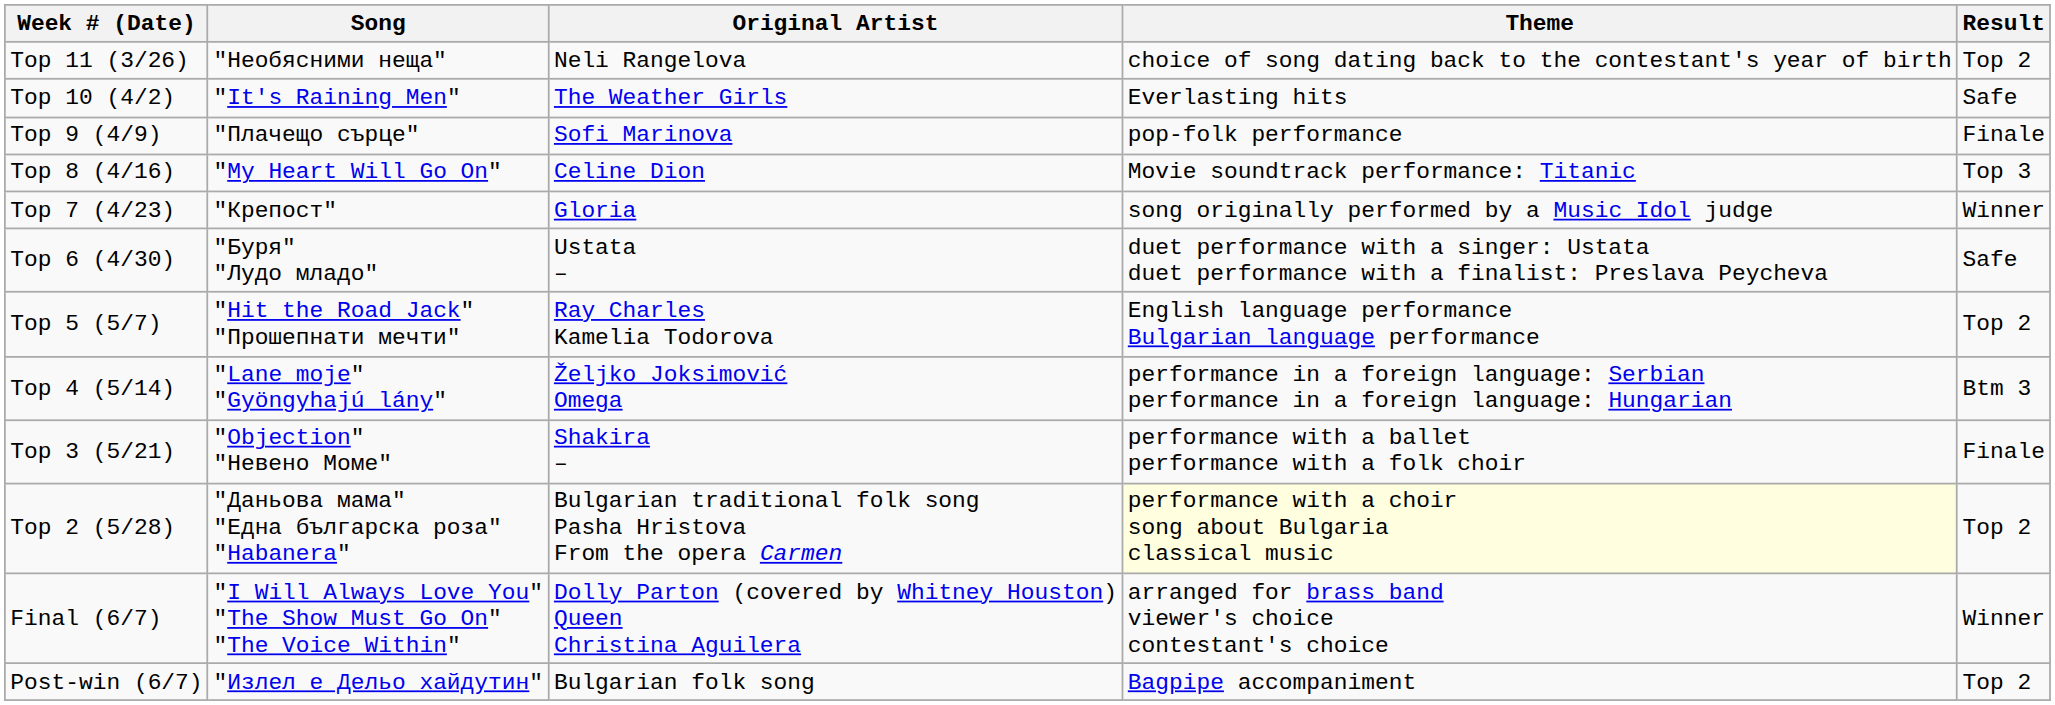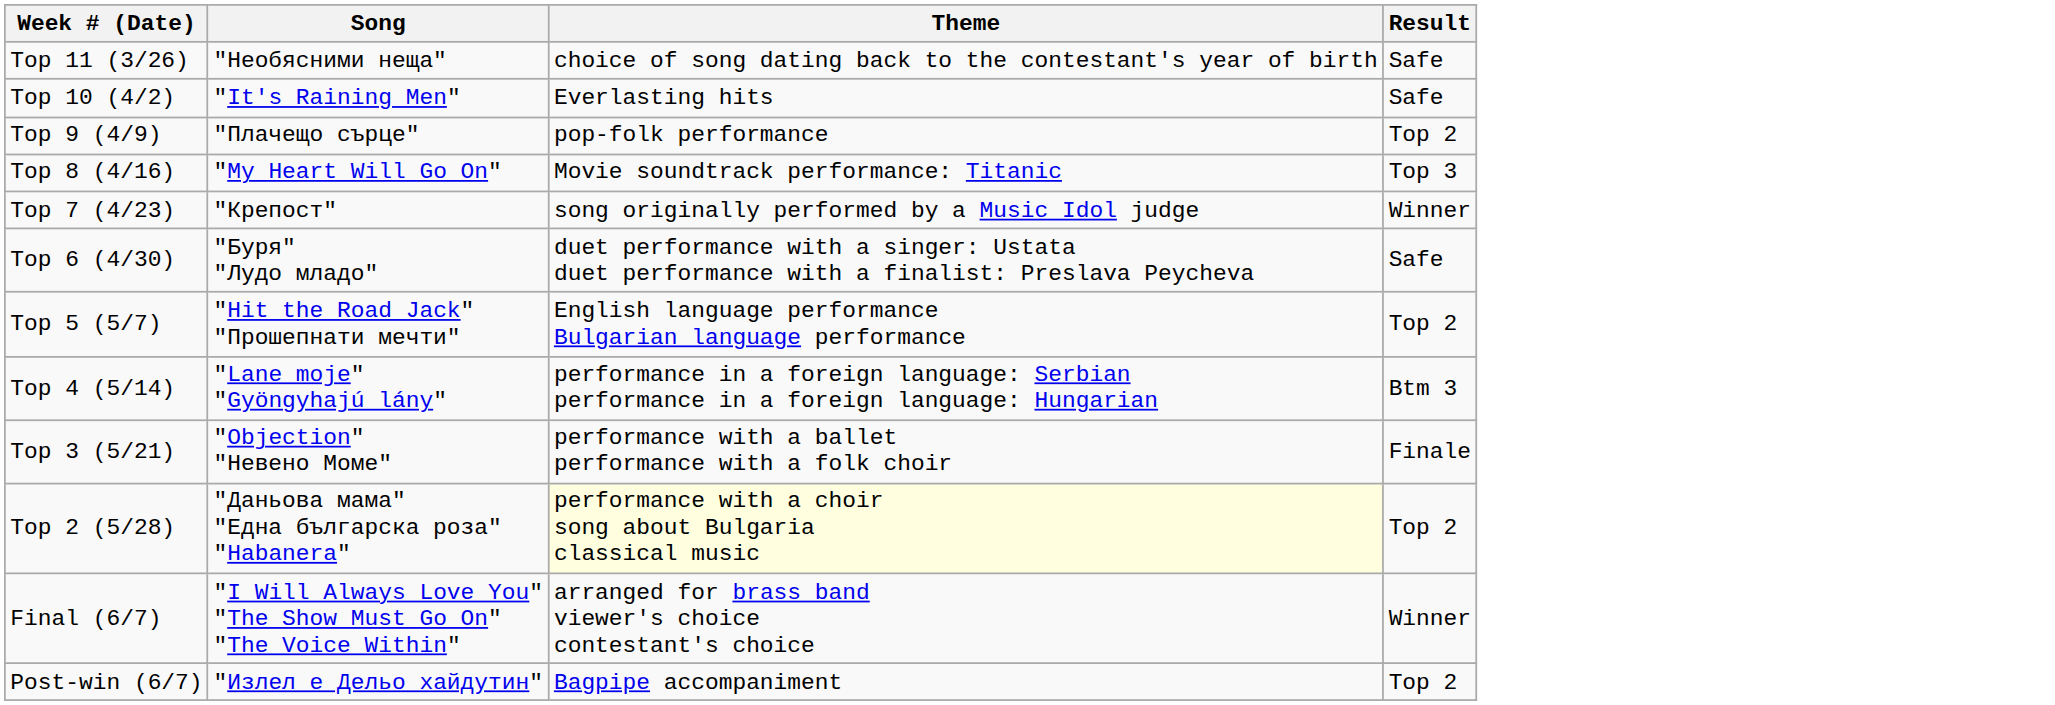- column: (835, 24)
(1997, 61) Top 2 -> (1416, 61) Safe
(2004, 135) Finale -> (1423, 135) Top 2
